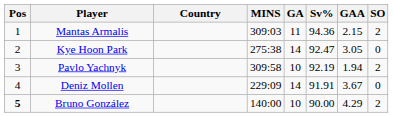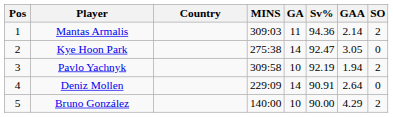(352, 31) 2.15 -> (352, 31) 2.14
(322, 85) 91.91 -> (322, 85) 90.91
(352, 85) 3.67 -> (352, 85) 2.64
(18, 103) bold -> (18, 103) normal
